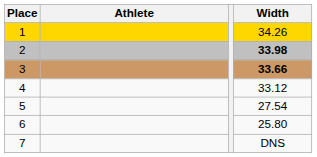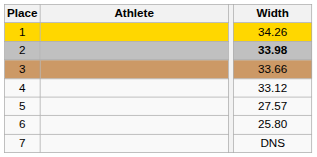(273, 69) bold -> (273, 69) normal
(273, 106) 27.54 -> (273, 106) 27.57
